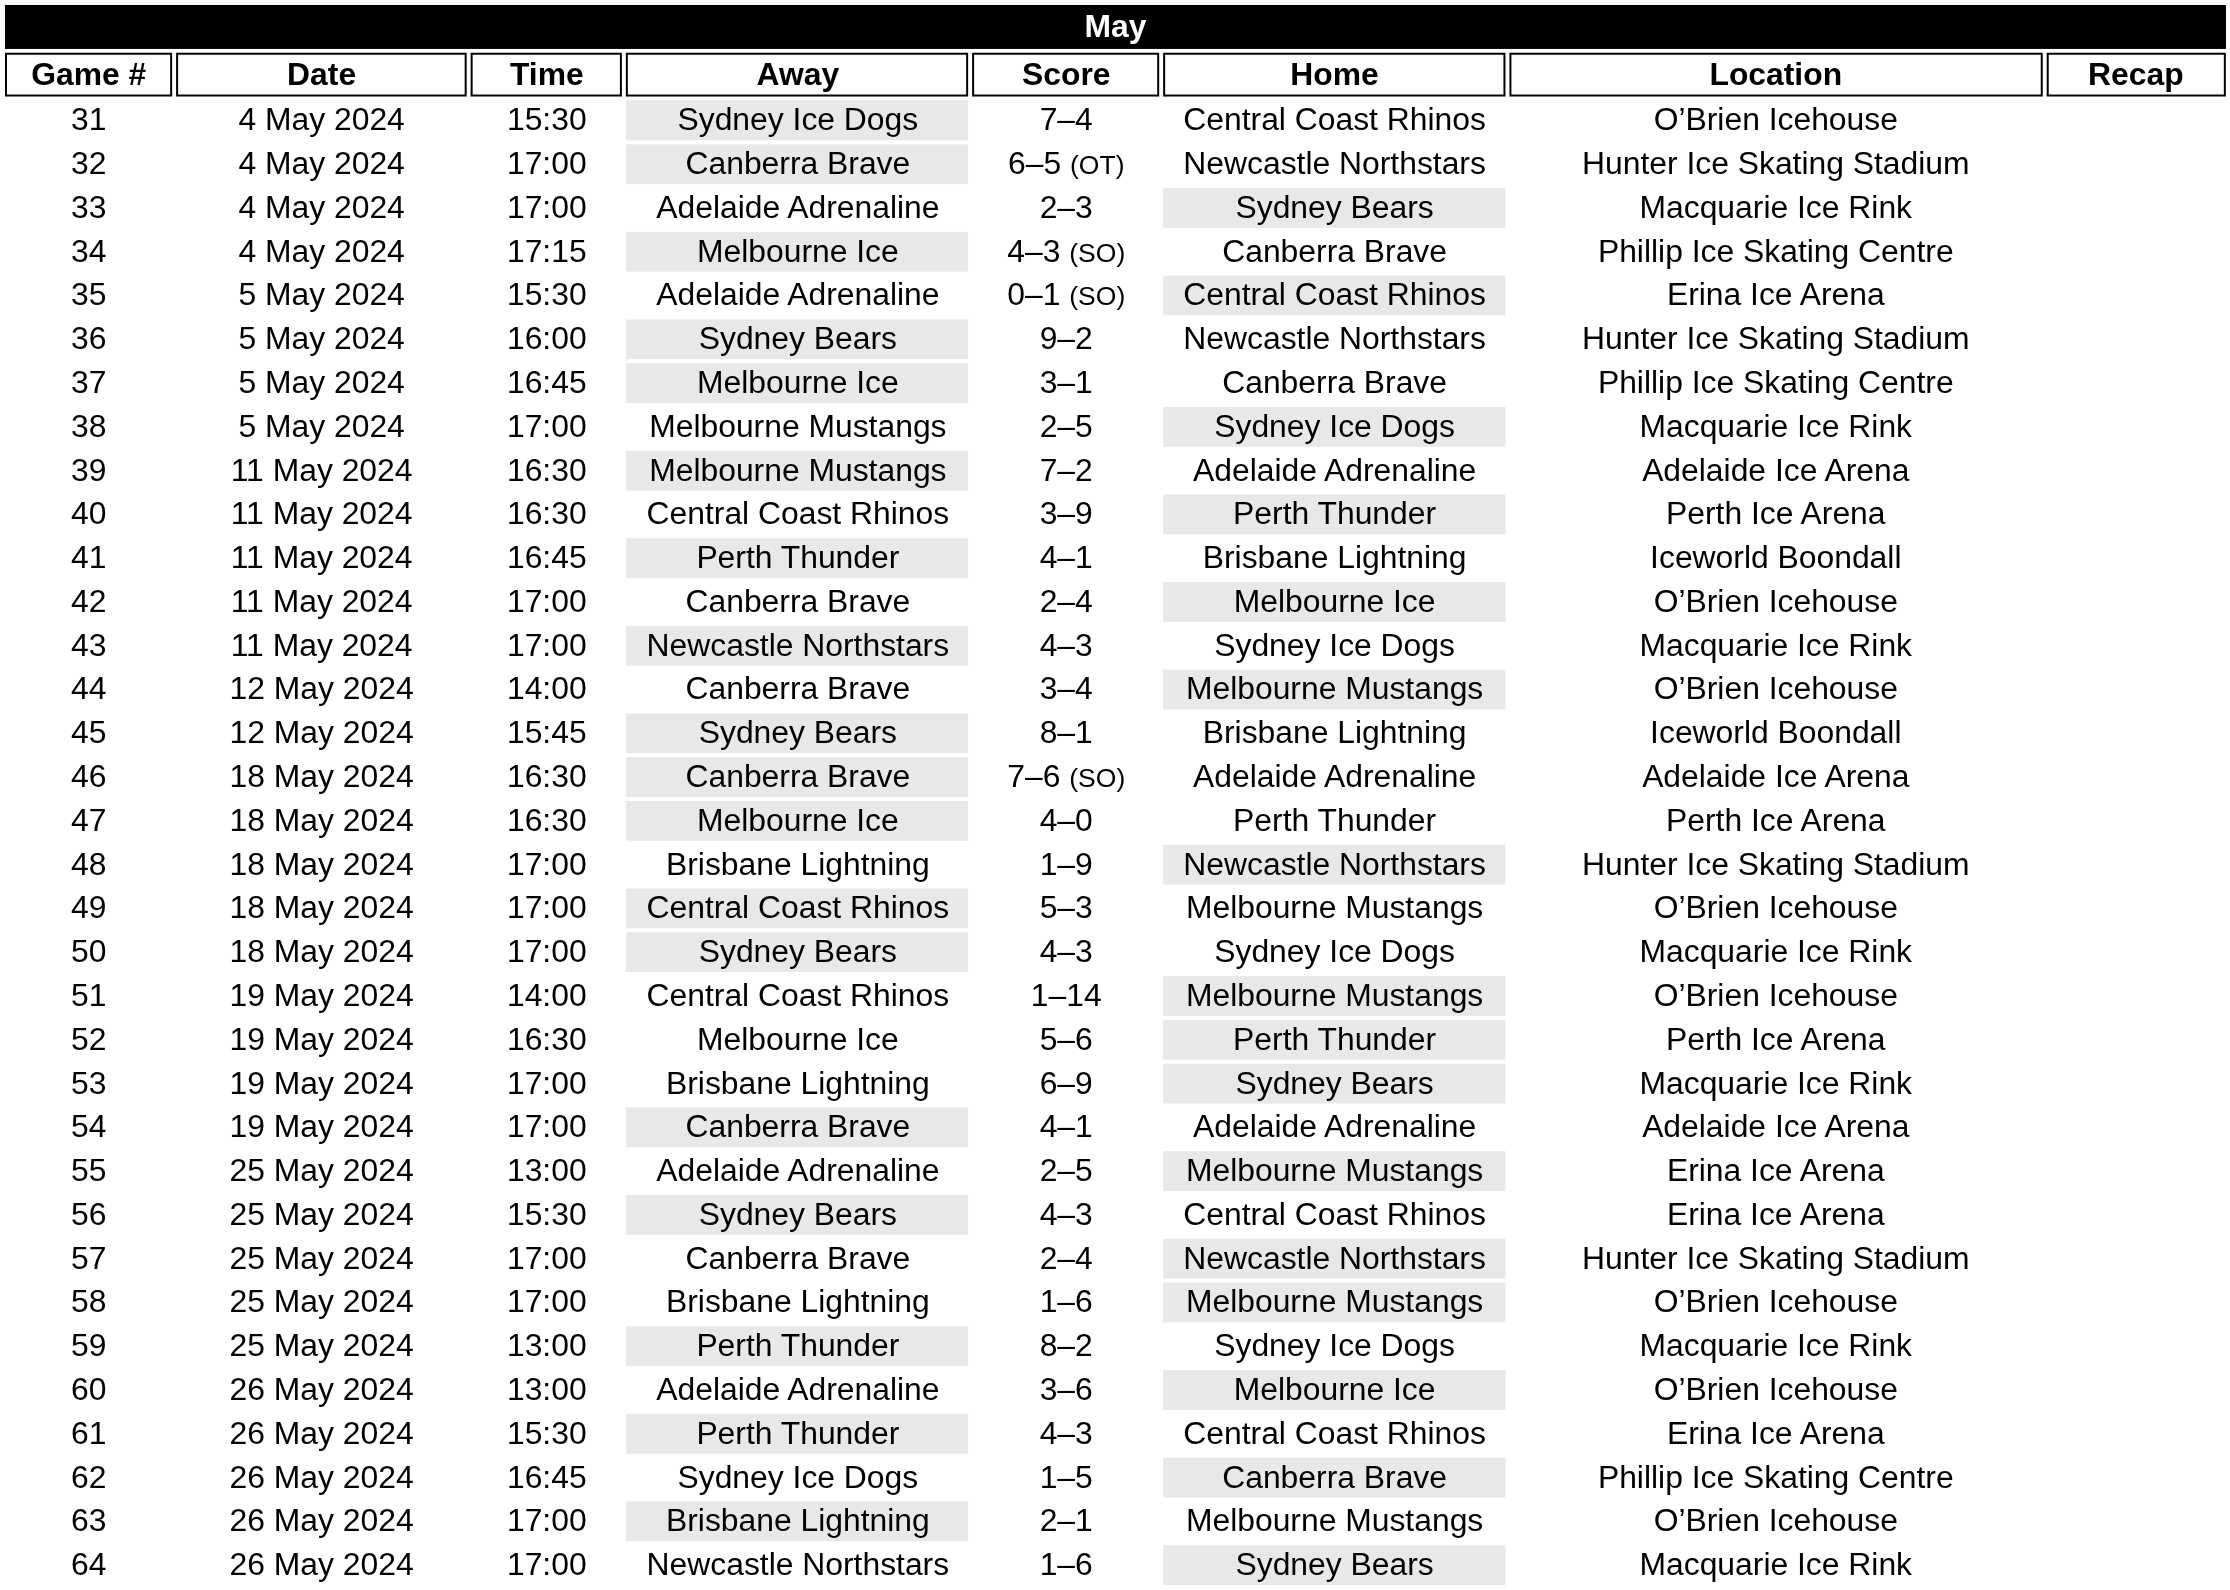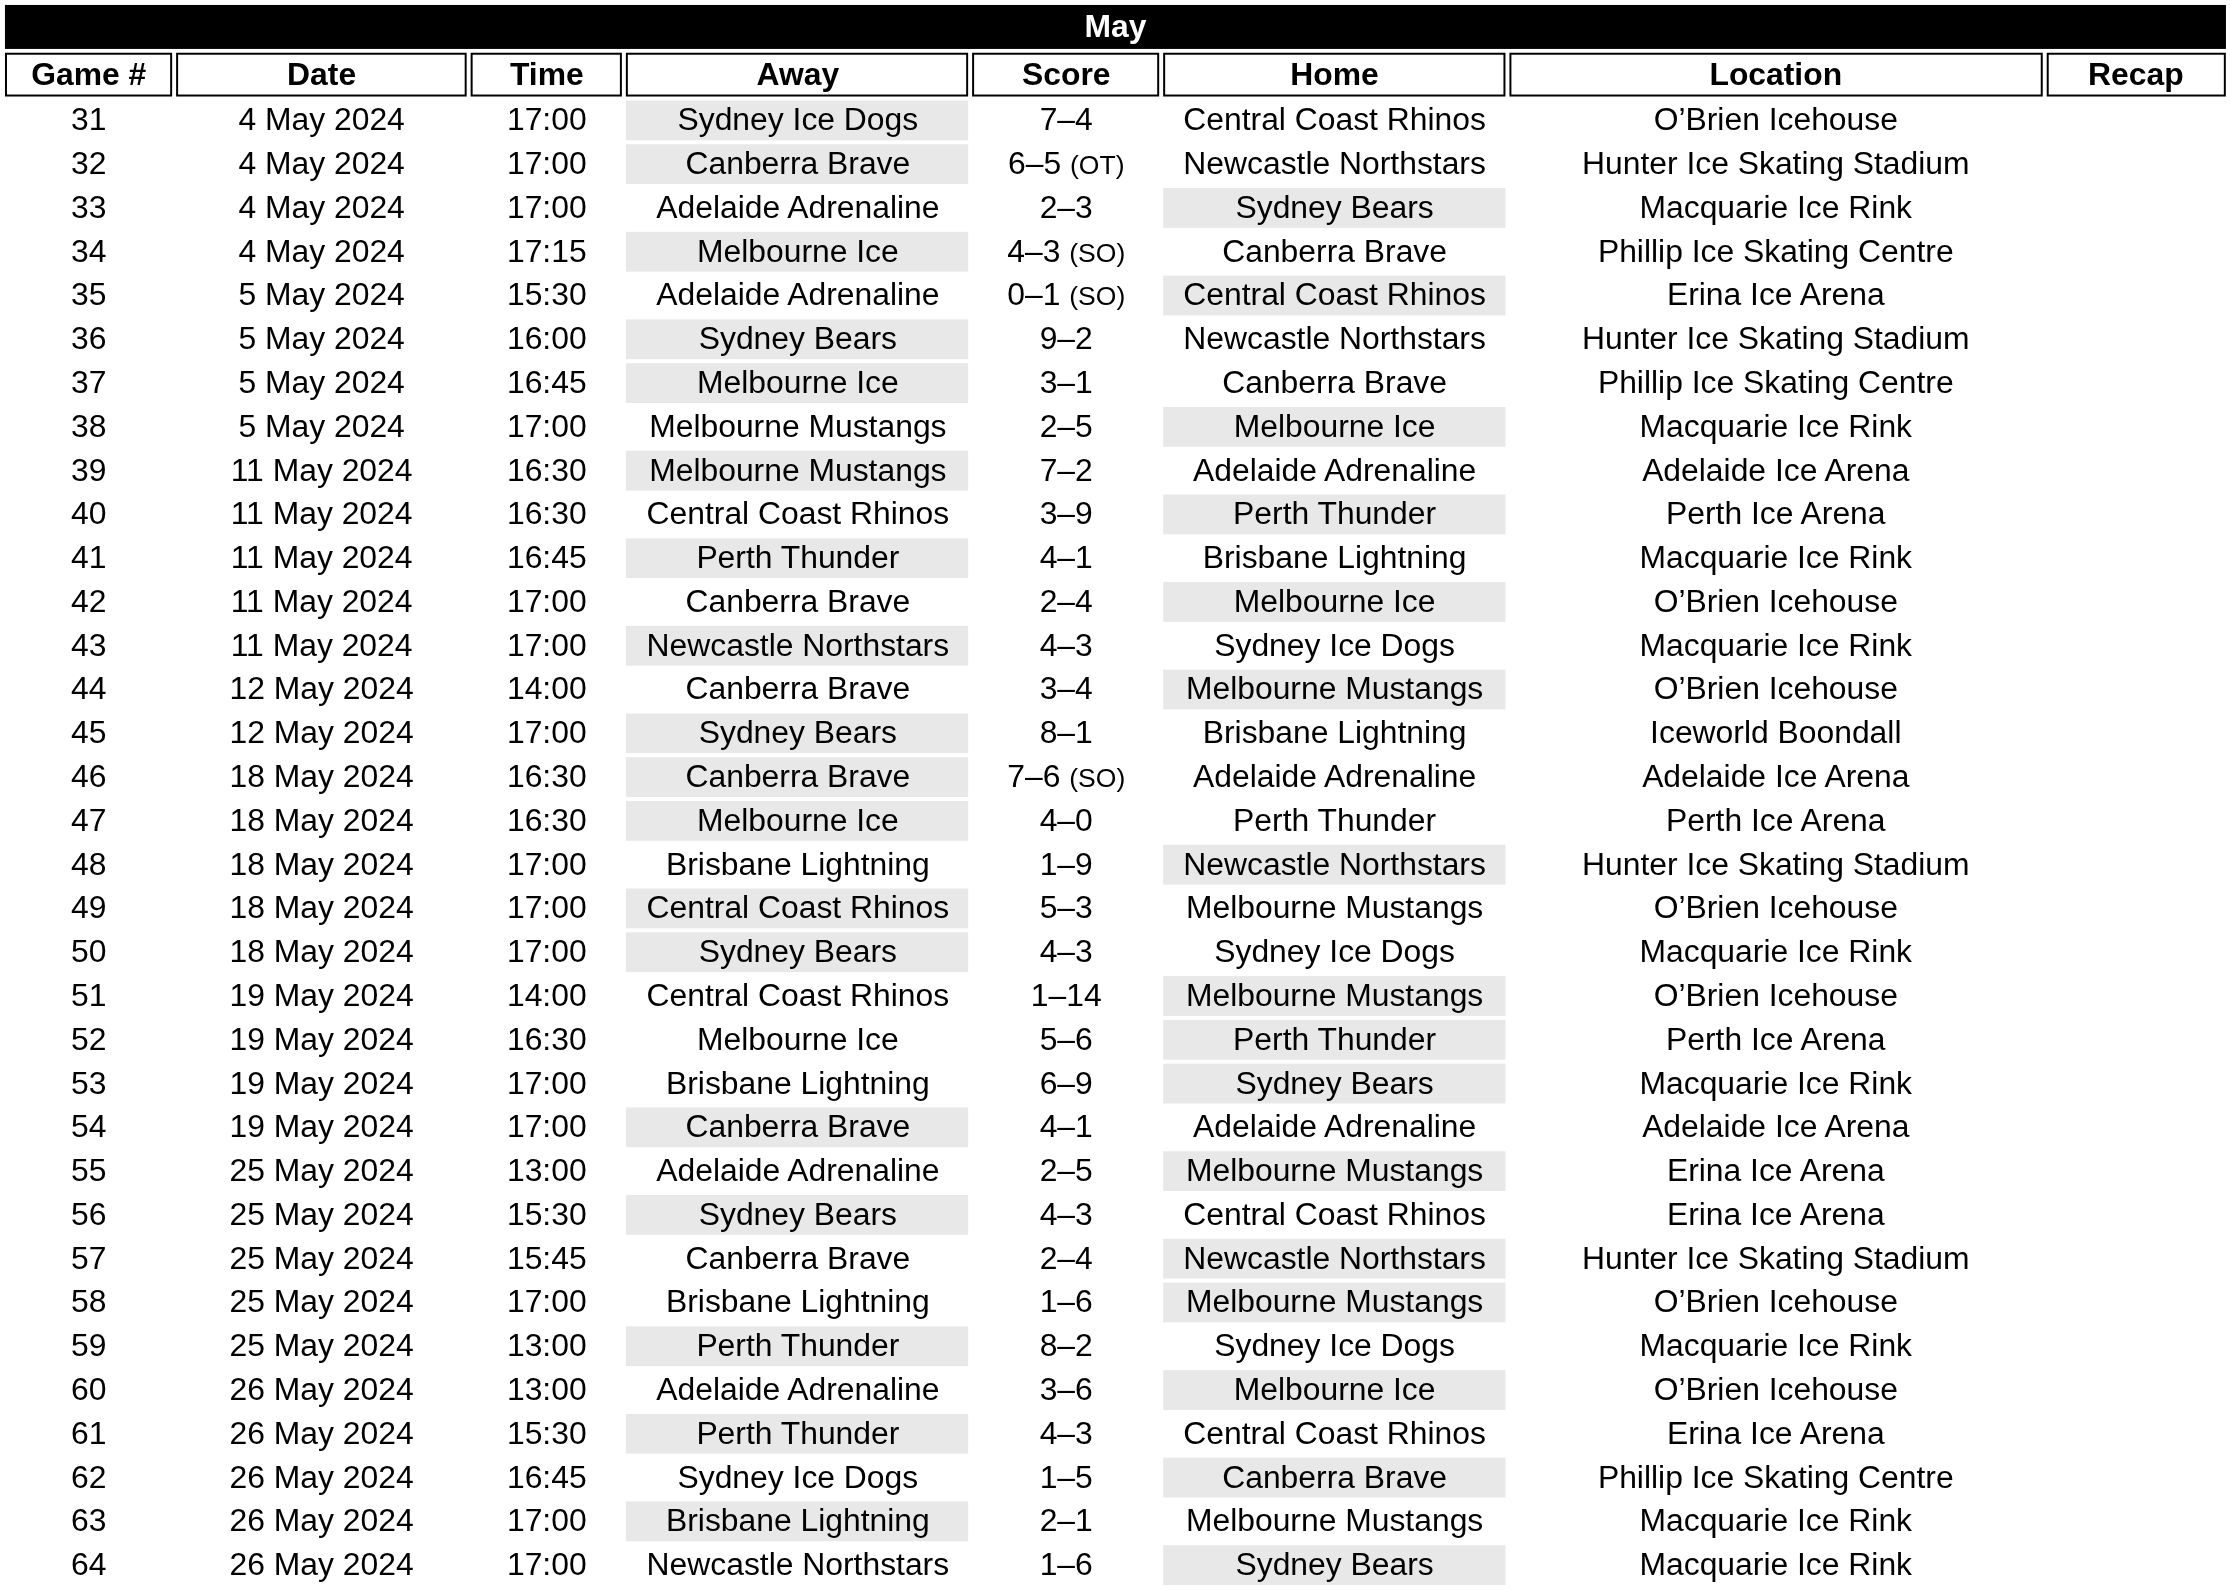(547, 119) 15:30 -> (547, 119) 17:00
(1335, 426) Sydney Ice Dogs -> (1335, 426) Melbourne Ice
(1776, 557) Iceworld Boondall -> (1776, 557) Macquarie Ice Rink
(547, 732) 15:45 -> (547, 732) 17:00
(547, 1258) 17:00 -> (547, 1258) 15:45
(1776, 1520) O’Brien Icehouse -> (1776, 1520) Macquarie Ice Rink
